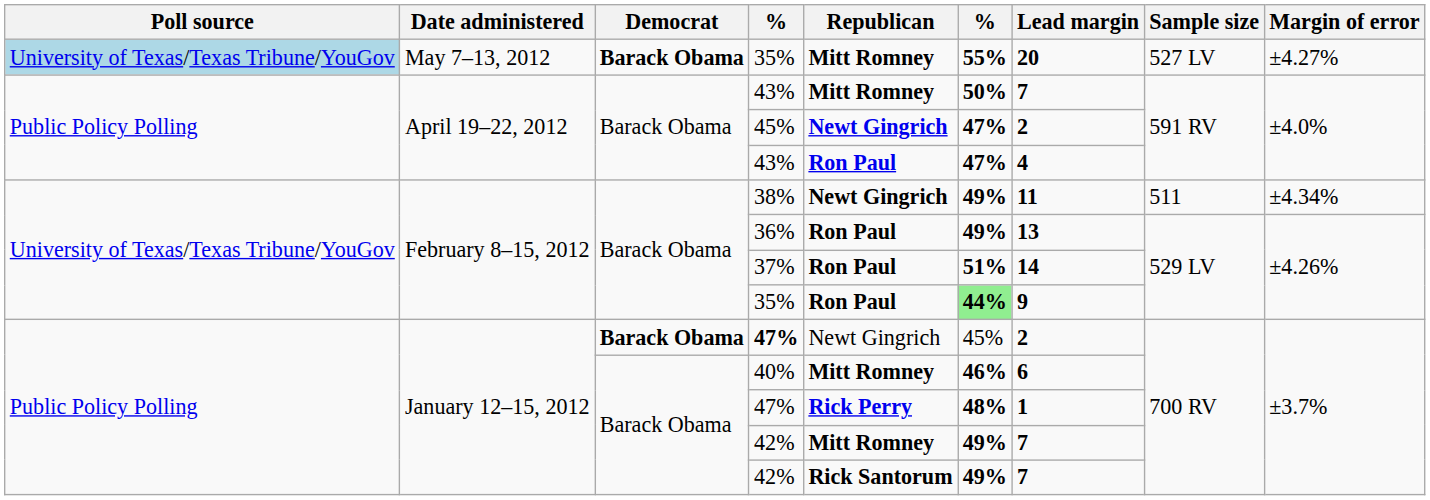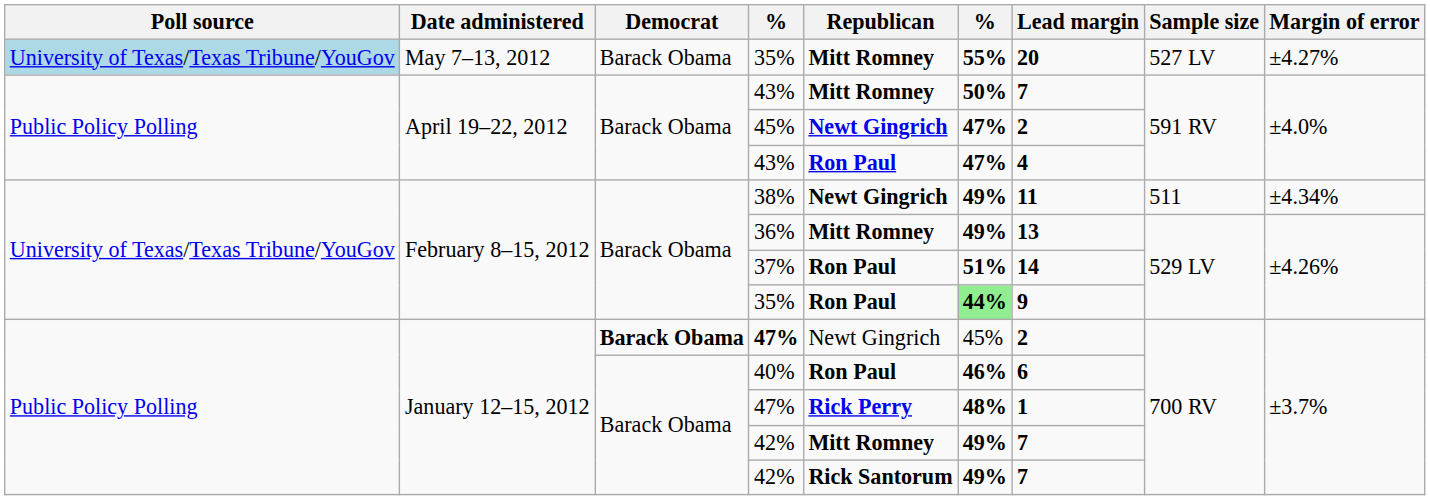(672, 57) bold -> (666, 57) normal
(852, 232) Ron Paul -> (871, 232) Mitt Romney
(871, 372) Mitt Romney -> (852, 372) Ron Paul
